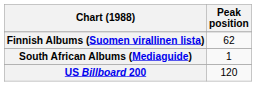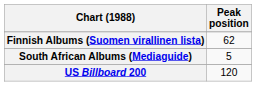(229, 56) 1 -> (229, 56) 5
